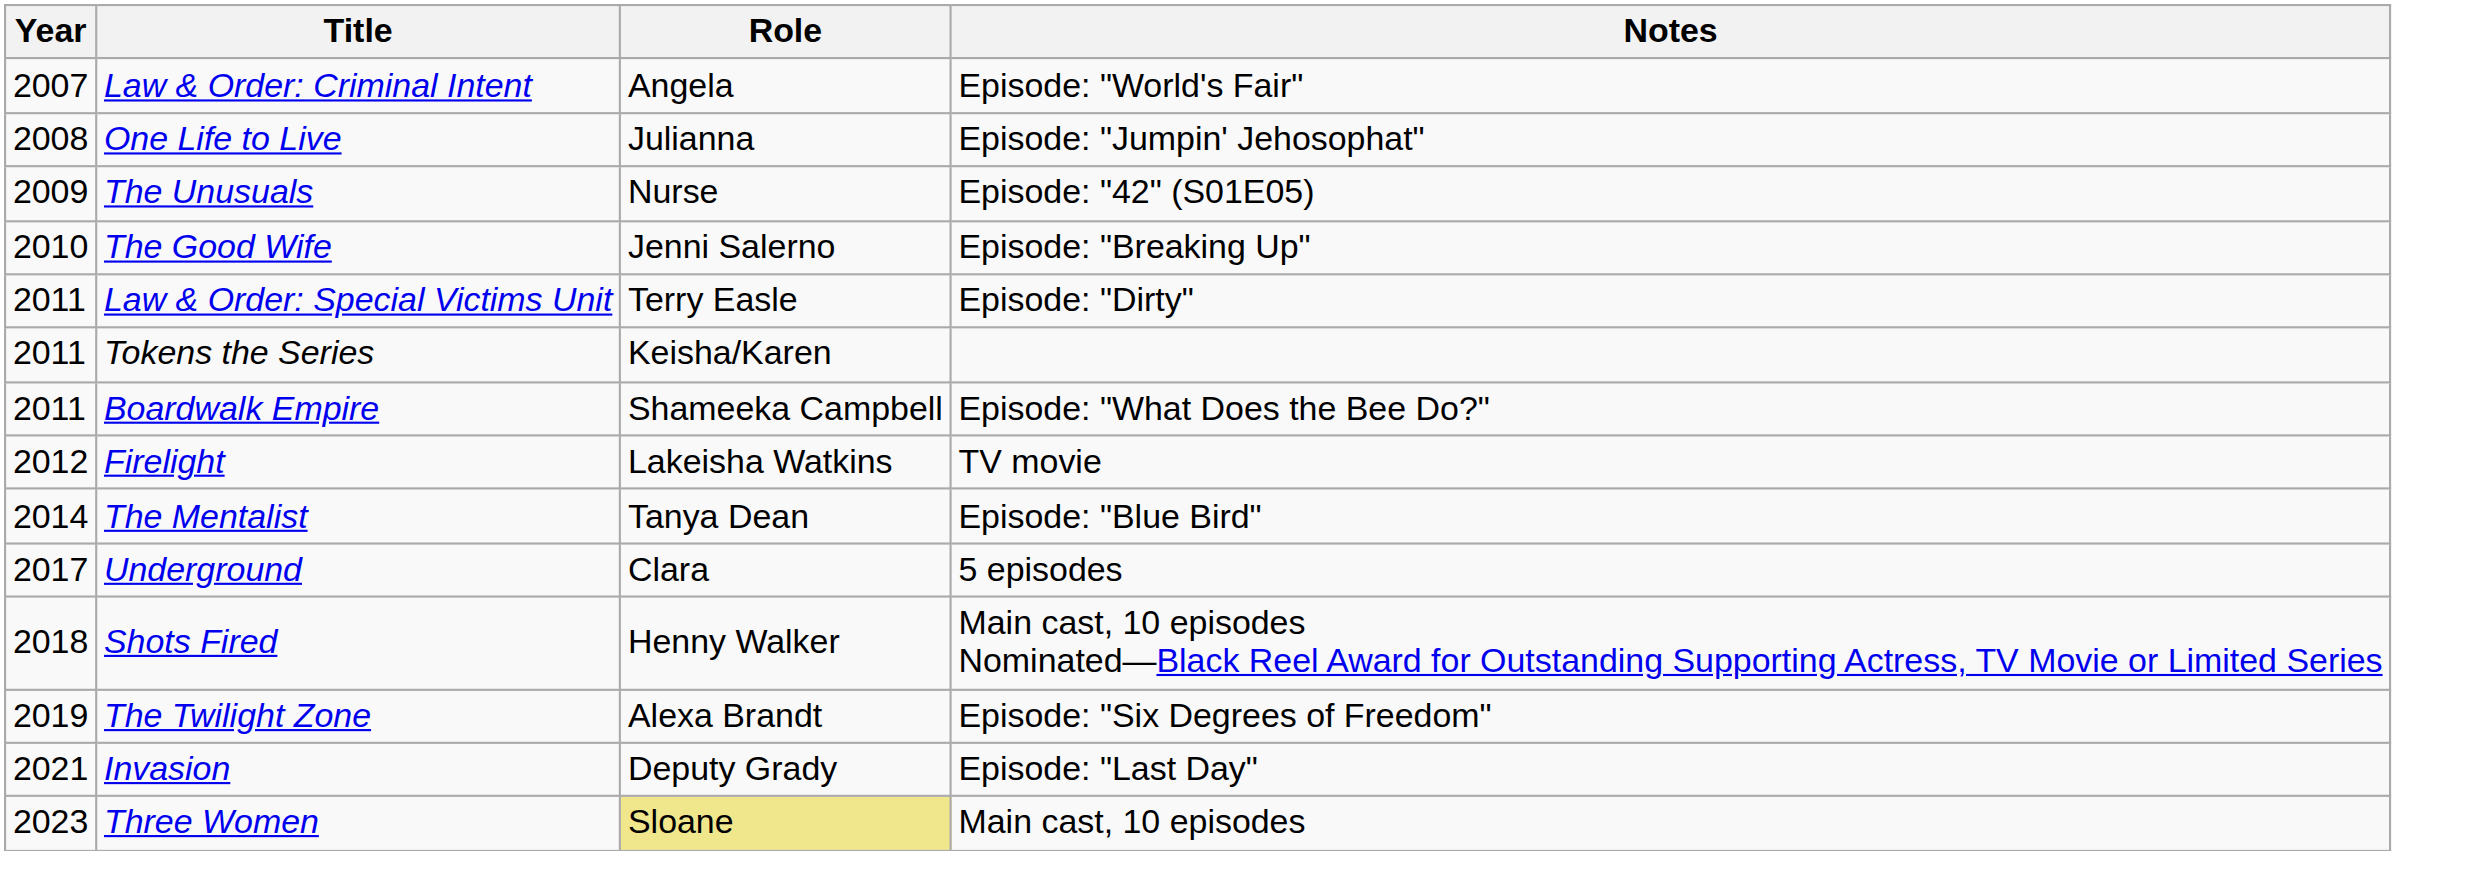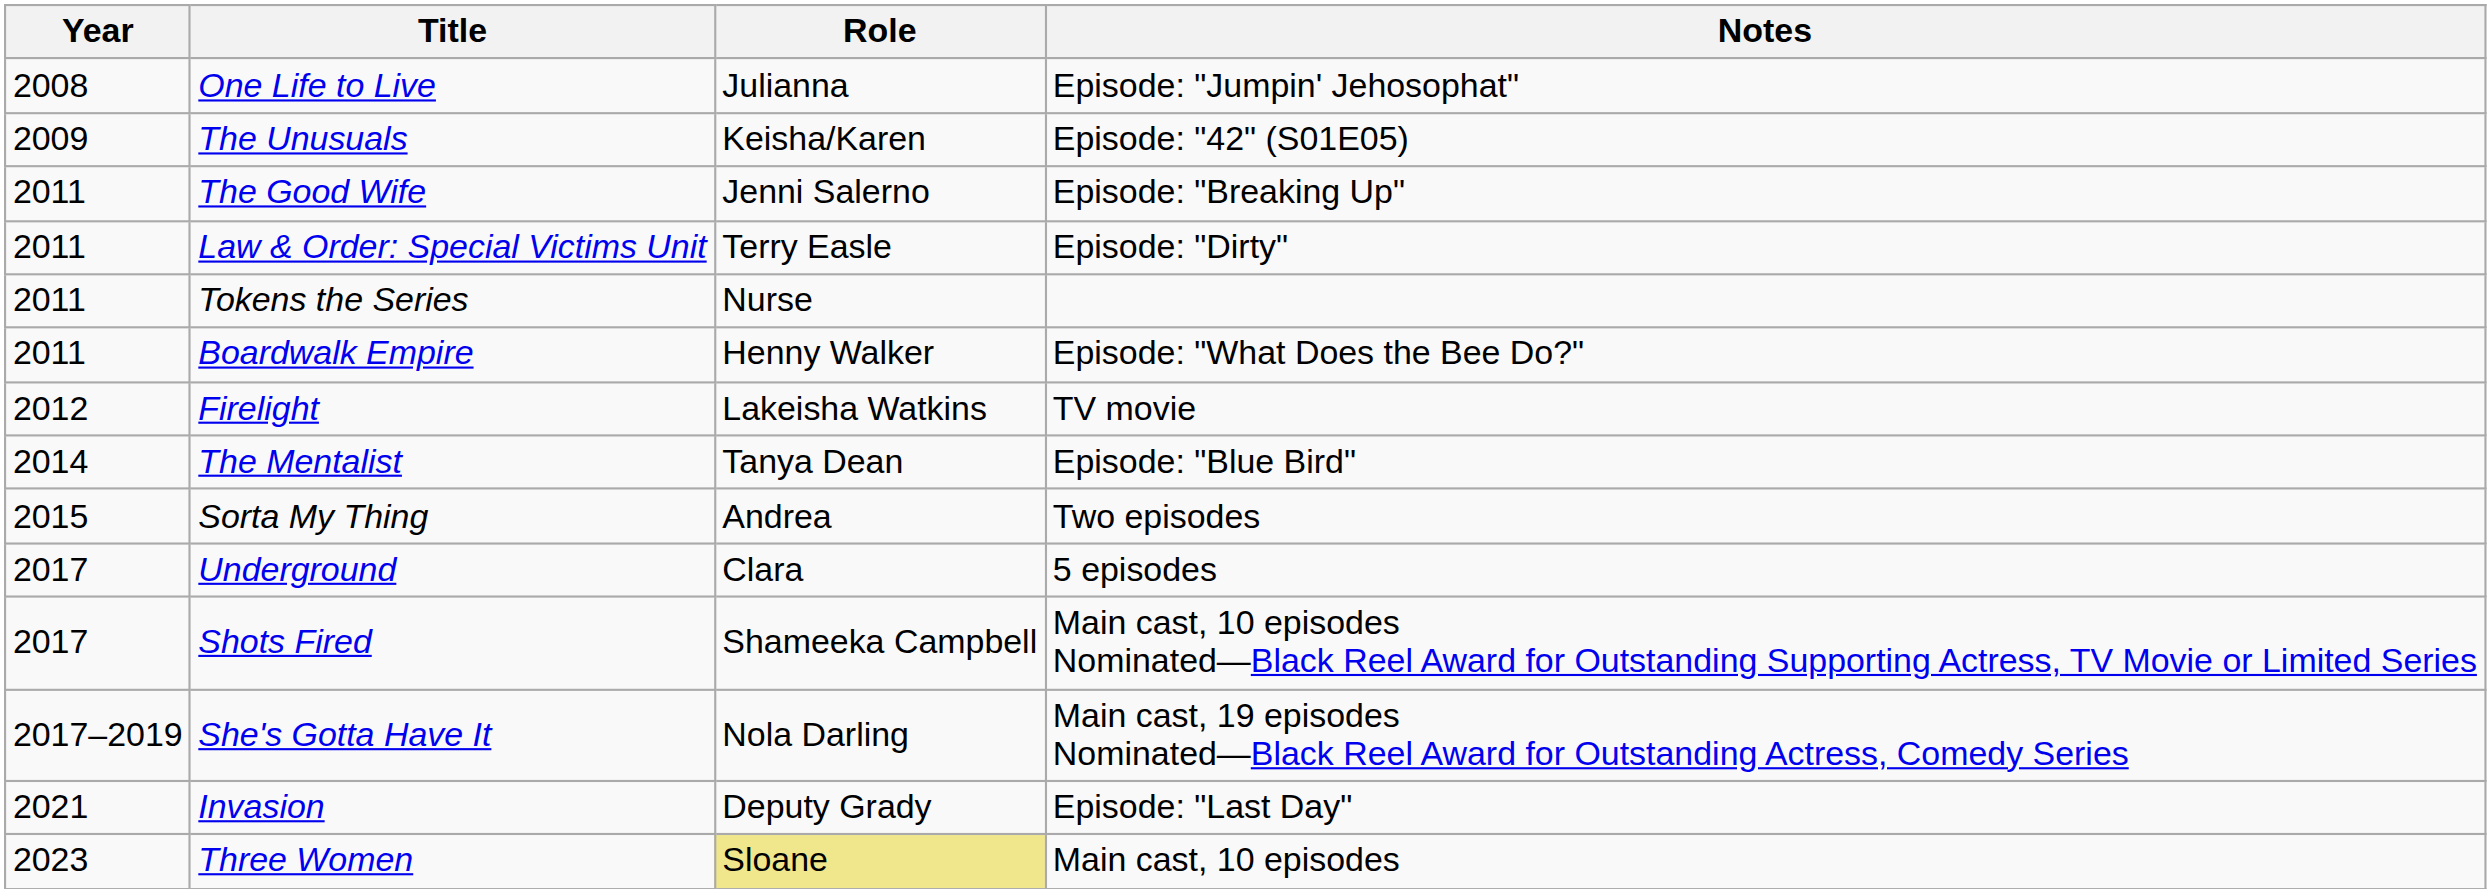- row: (318, 85)
(673, 192) Nurse -> (824, 138) Keisha/Karen
(51, 246) 2010 -> (49, 192) 2011
(730, 354) Keisha/Karen -> (768, 300) Nurse
(785, 407) Shameeka Campbell -> (828, 354) Henny Walker
+ row: (313, 515)
(51, 642) 2018 -> (51, 642) 2017
(734, 642) Henny Walker -> (880, 642) Shameeka Campbell
+ row: (345, 734)
- row: (238, 715)
